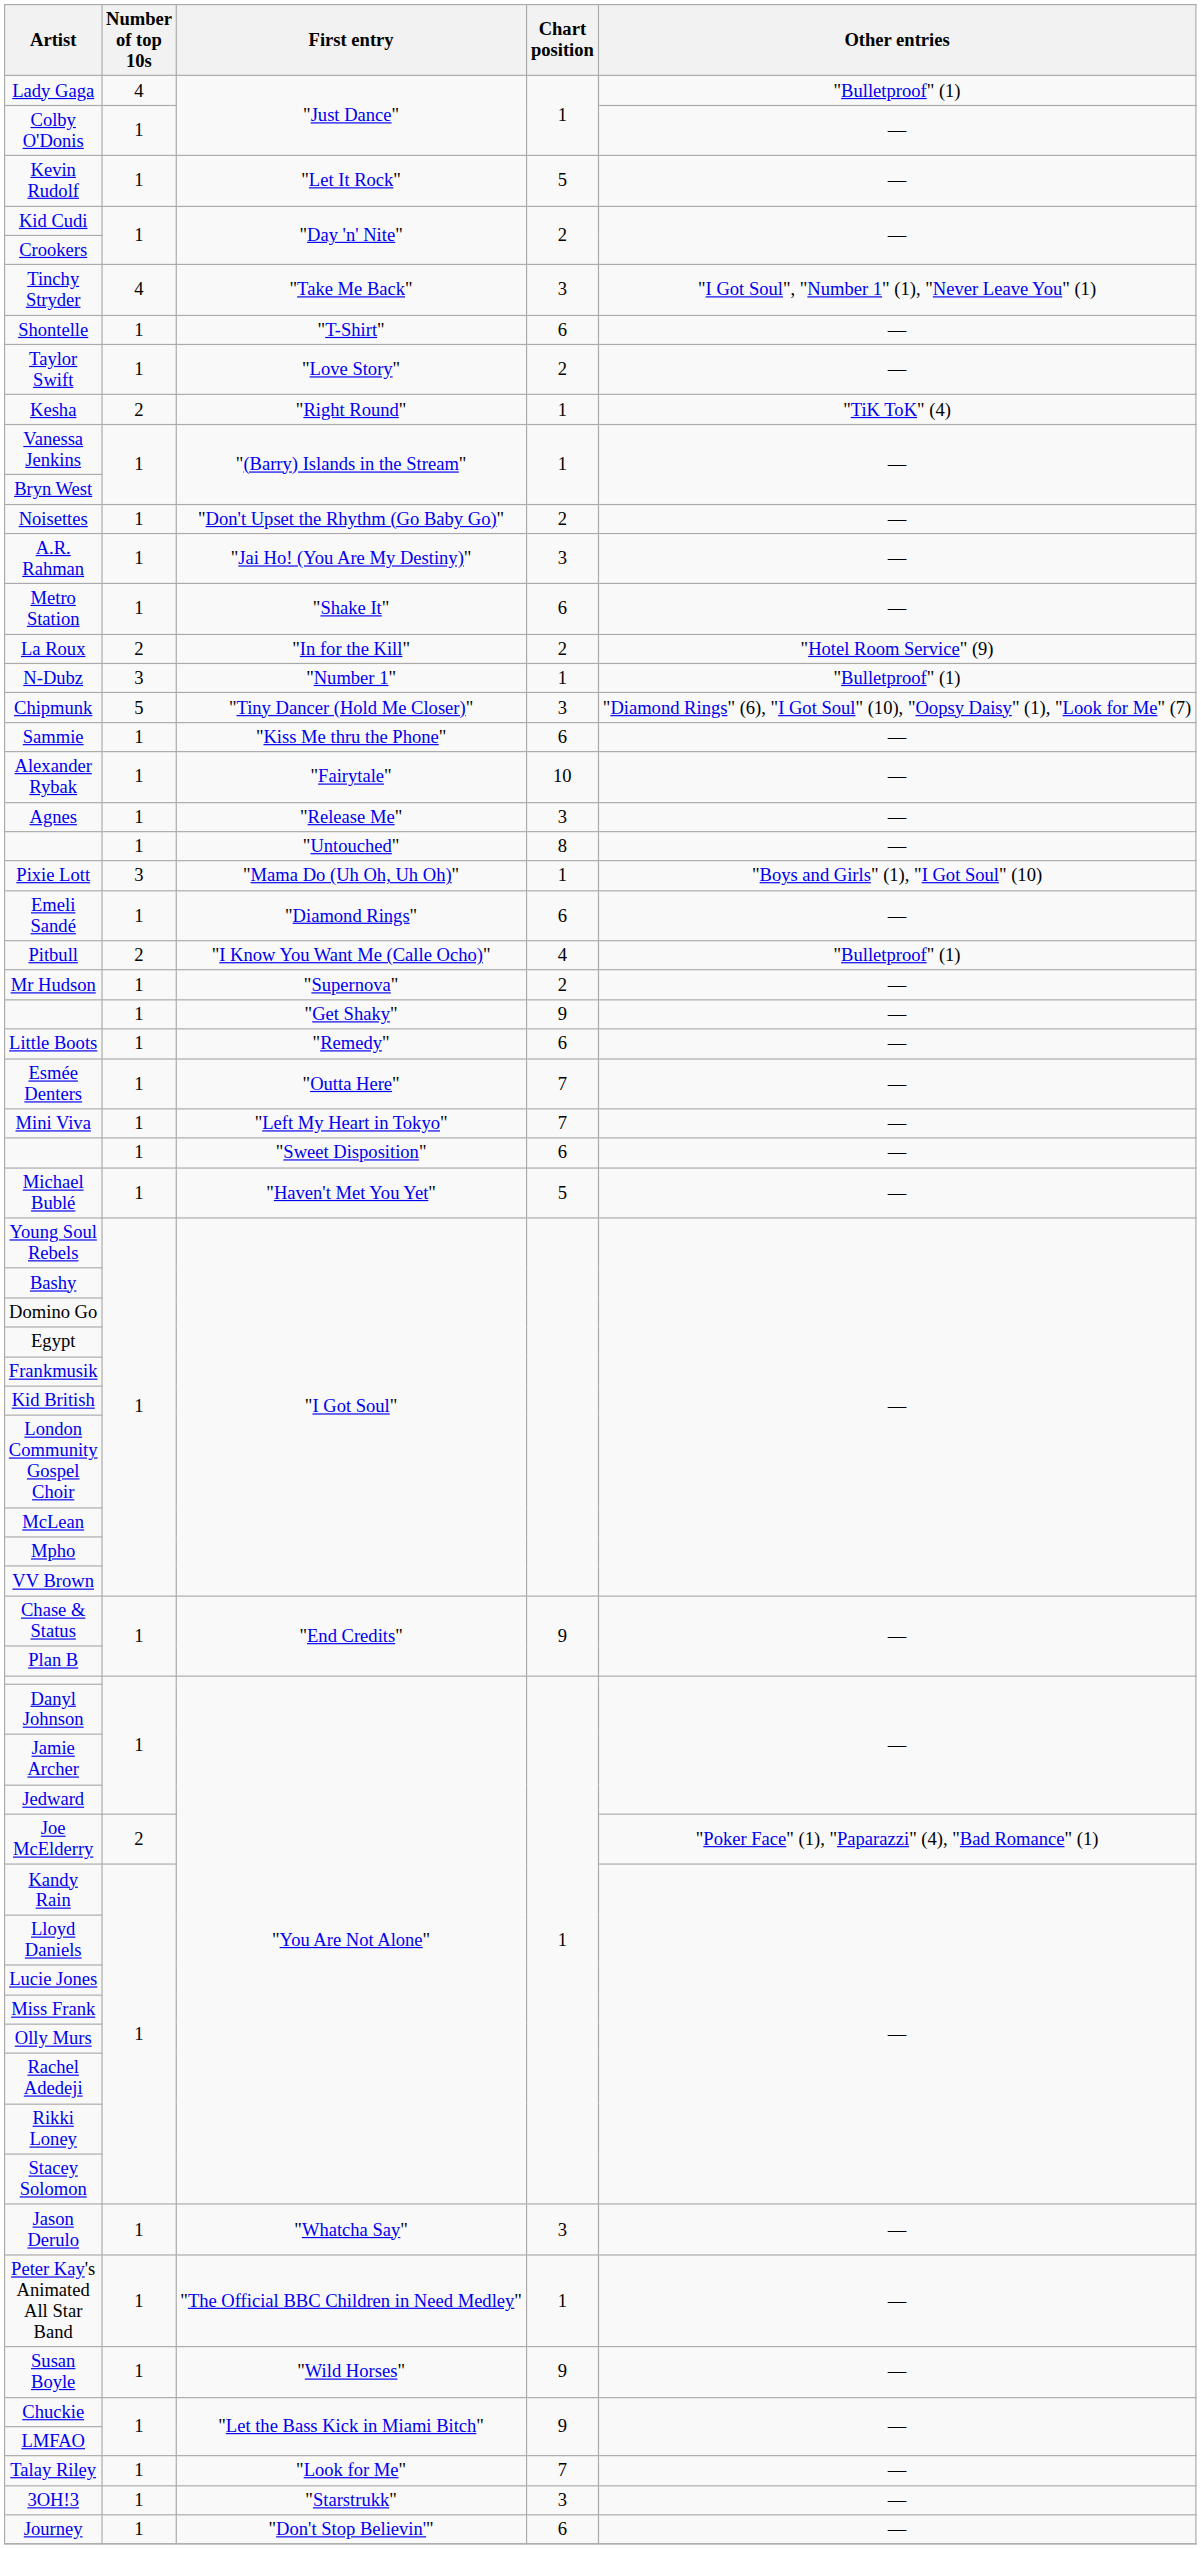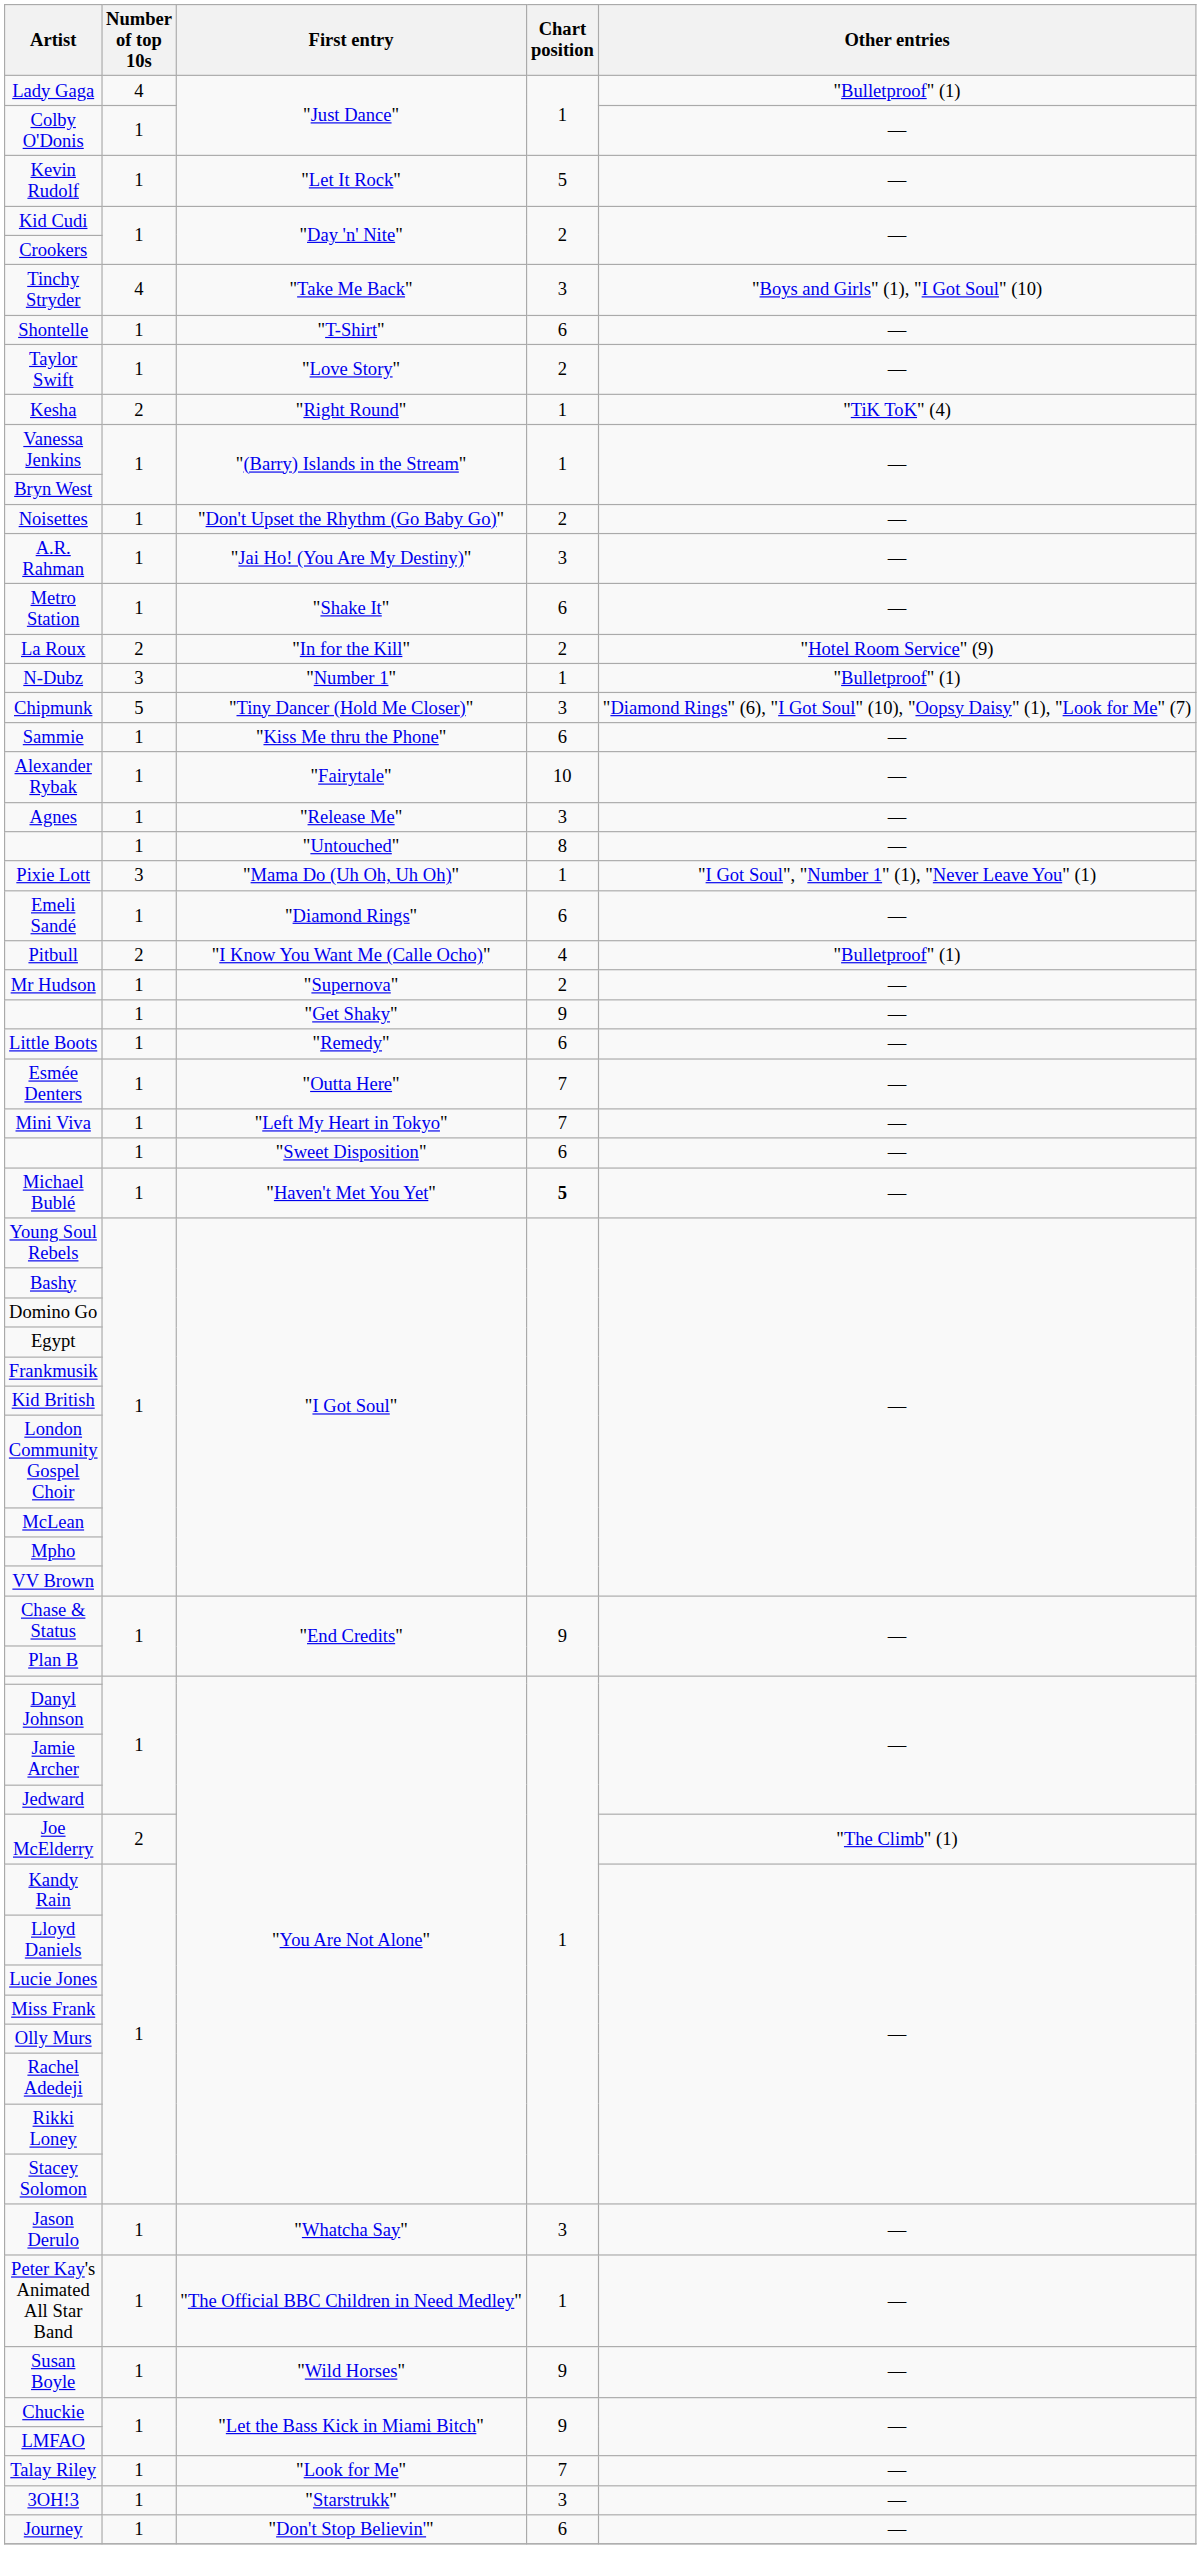(897, 289) "I Got Soul", "Number 1" (1), "Never Leave You" (1) -> (897, 289) "Boys and Girls" (1), "I Got Soul" (10)
(897, 875) "Boys and Girls" (1), "I Got Soul" (10) -> (897, 875) "I Got Soul", "Number 1" (1), "Never Leave You" (1)
(562, 1192) normal -> (562, 1192) bold
(897, 1839) "Poker Face" (1), "Paparazzi" (4), "Bad Romance" (1) -> (897, 1839) "The Climb" (1)
